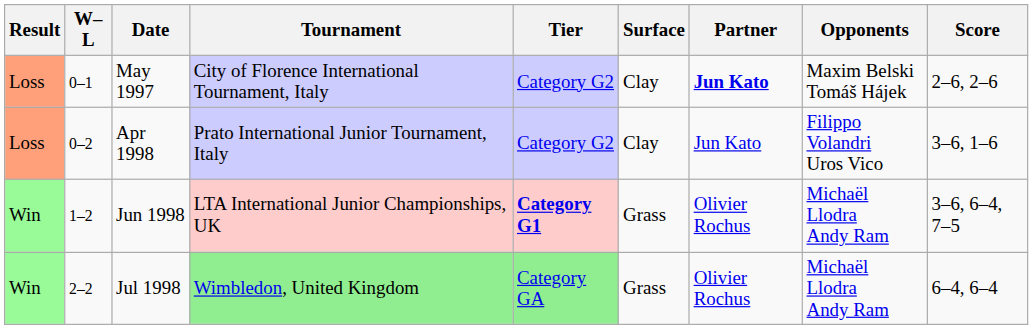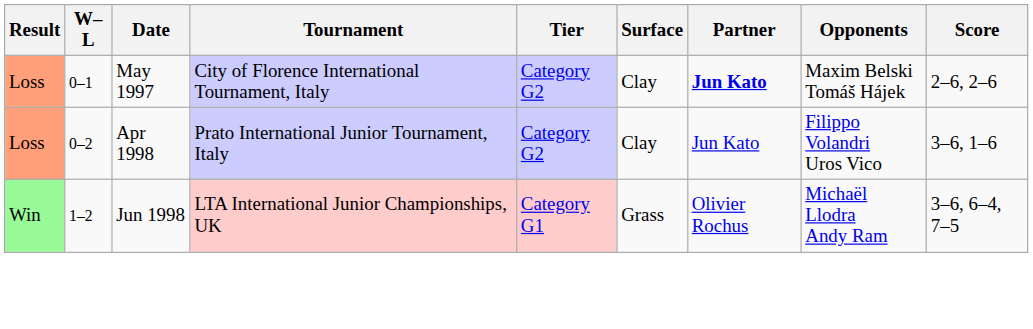(554, 215) bold -> (555, 215) normal
- row: (148, 287)
